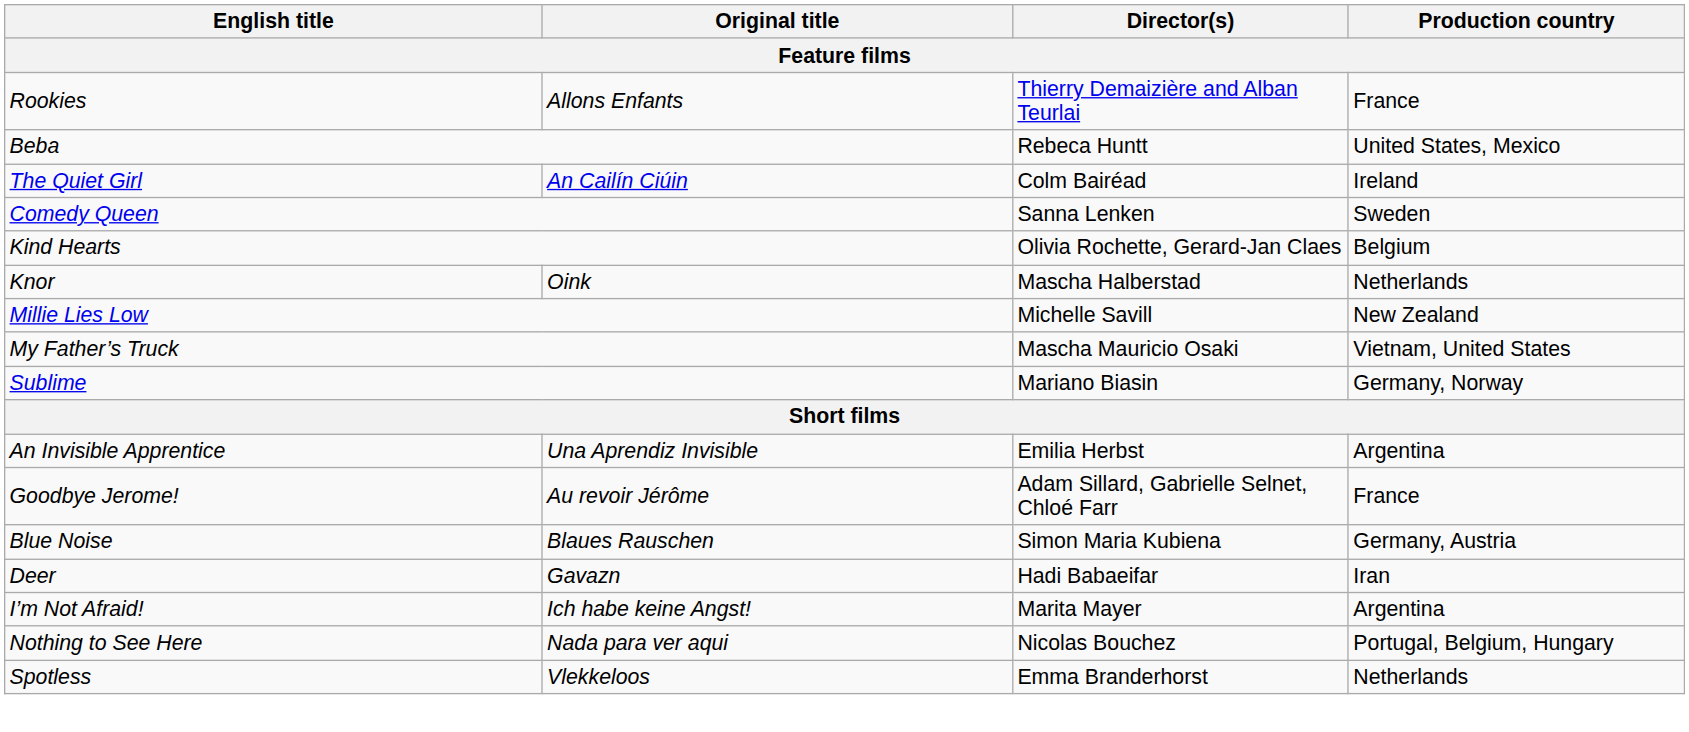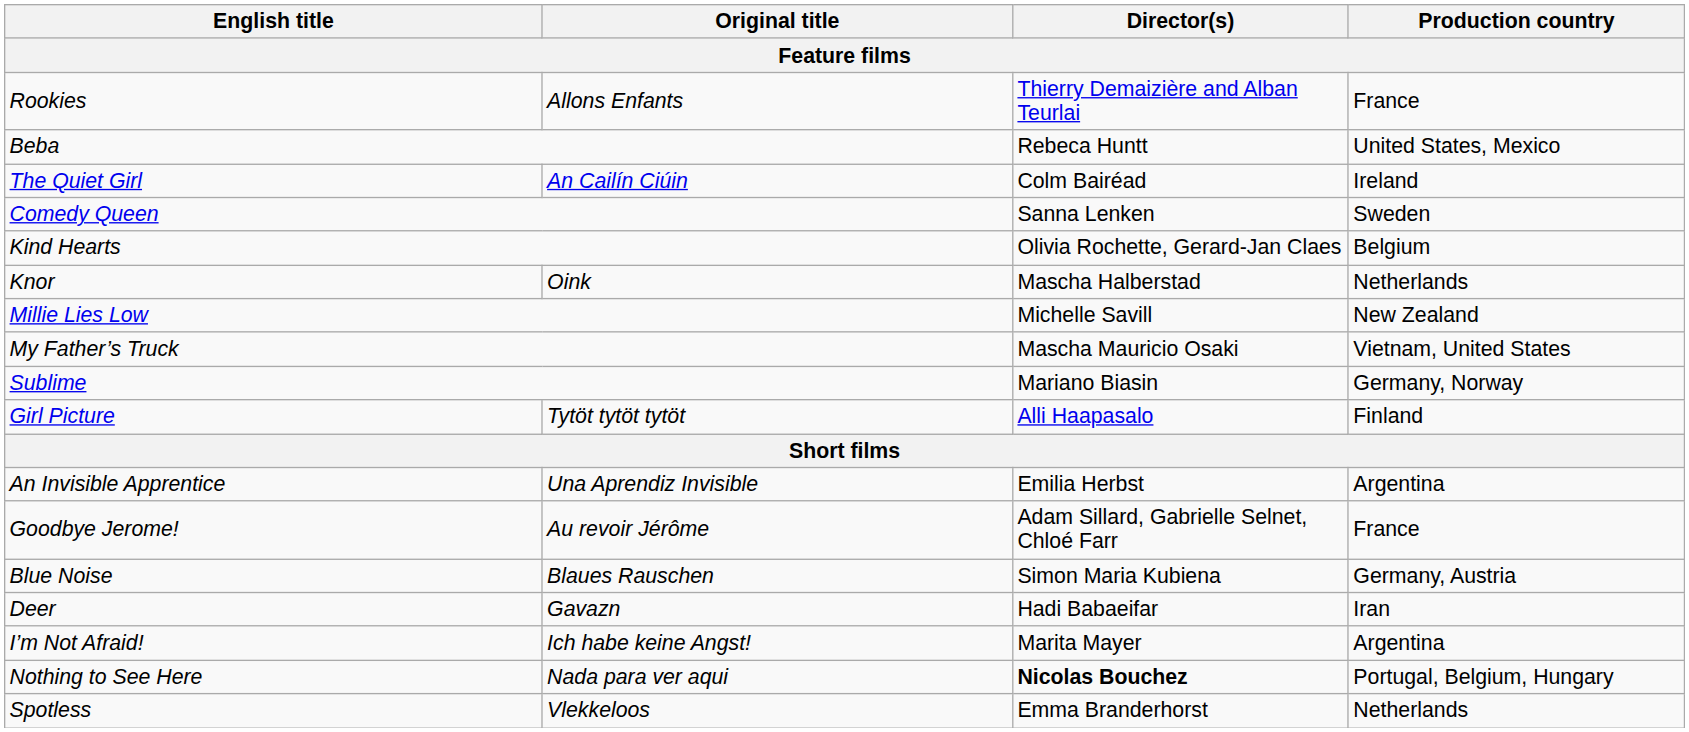+ row: (62, 416)
(1097, 642) normal -> (1103, 676) bold
